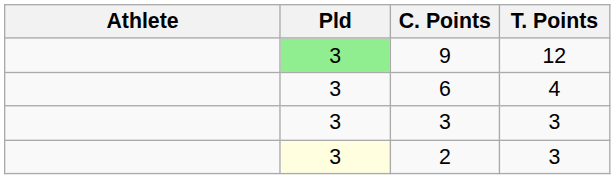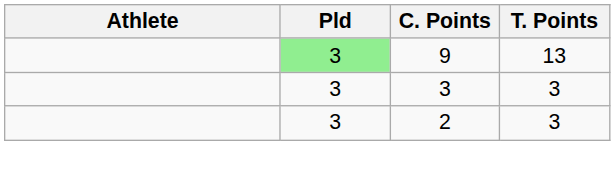(554, 55) 12 -> (554, 55) 13
- row: (445, 88)
(335, 156) lightyellow background -> (335, 122) no background
